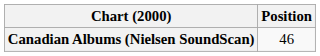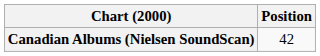(287, 39) 46 -> (287, 39) 42
